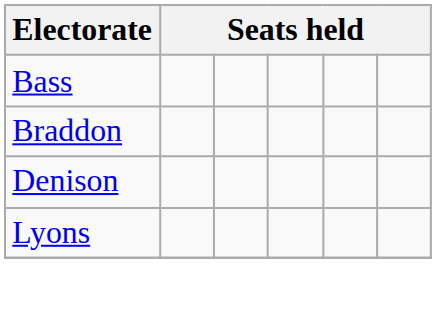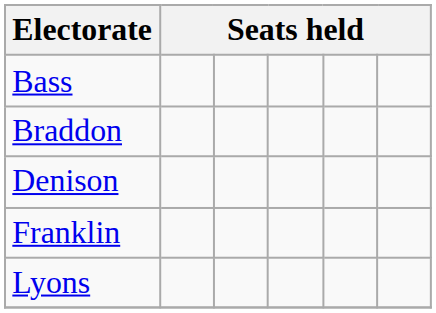+ row: (66, 231)
